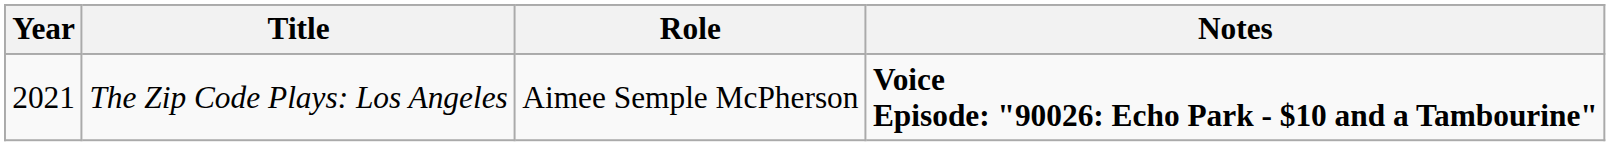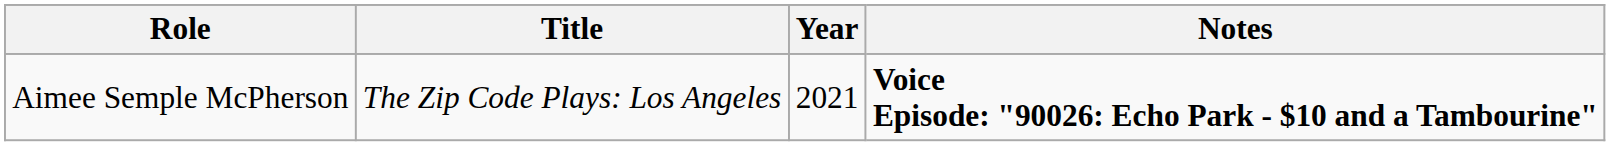columns swapped: (44, 29) <-> (690, 29)
